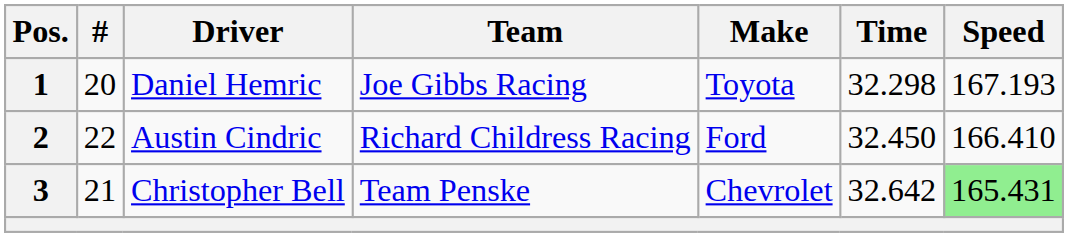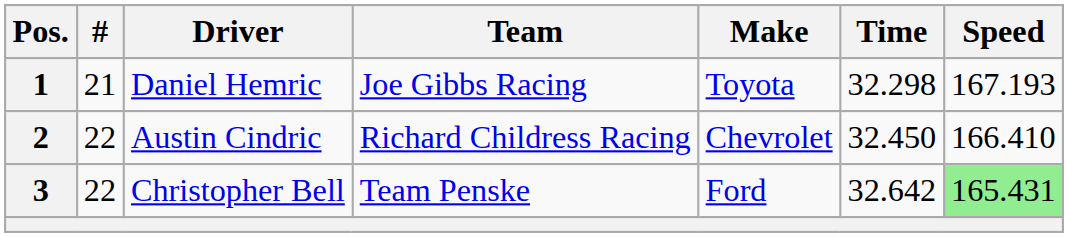(100, 84) 20 -> (100, 84) 21
(736, 137) Ford -> (769, 137) Chevrolet
(100, 190) 21 -> (100, 190) 22
(769, 190) Chevrolet -> (736, 190) Ford
